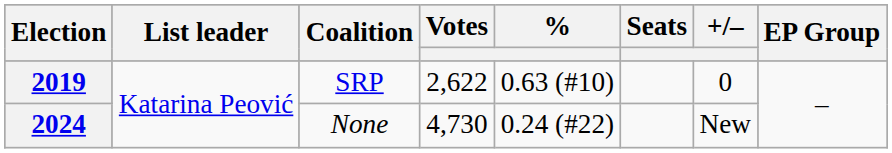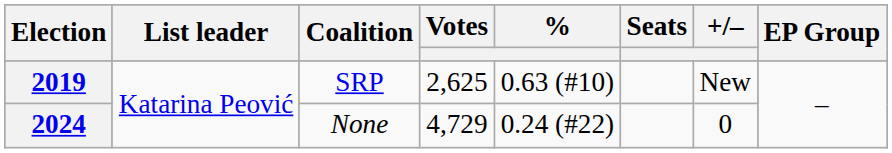(457, 81) 2,622 -> (457, 81) 2,625
(725, 81) 0 -> (725, 81) New
(457, 124) 4,730 -> (457, 124) 4,729
(725, 124) New -> (725, 124) 0
